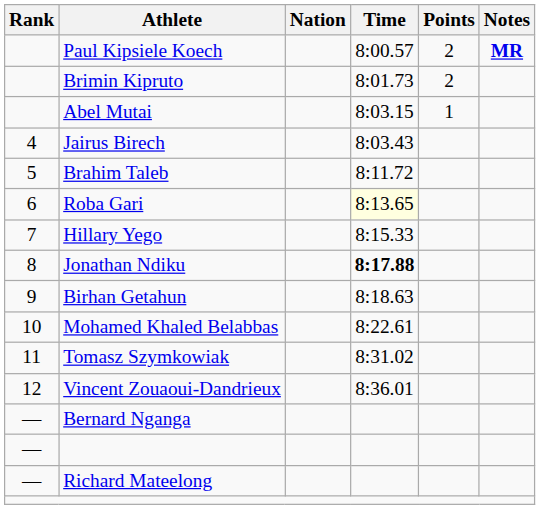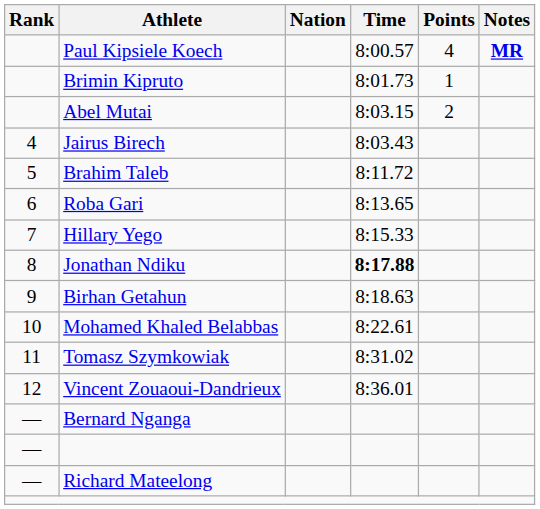(449, 50) 2 -> (449, 50) 4
(449, 81) 2 -> (449, 81) 1
(449, 111) 1 -> (449, 111) 2
(384, 204) lightyellow background -> (384, 204) no background
